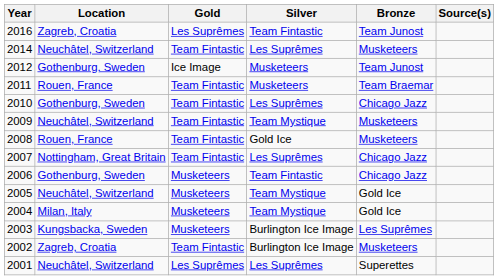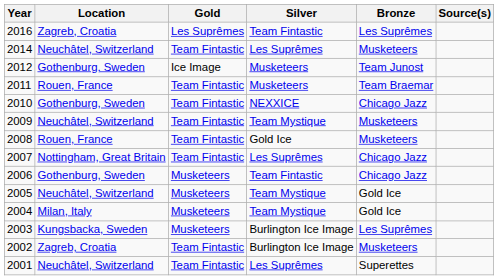(391, 31) Team Junost -> (395, 31) Les Suprêmes
(286, 103) Les Suprêmes -> (274, 103) NEXXICE
(208, 265) Les Suprêmes -> (208, 265) Team Fintastic
